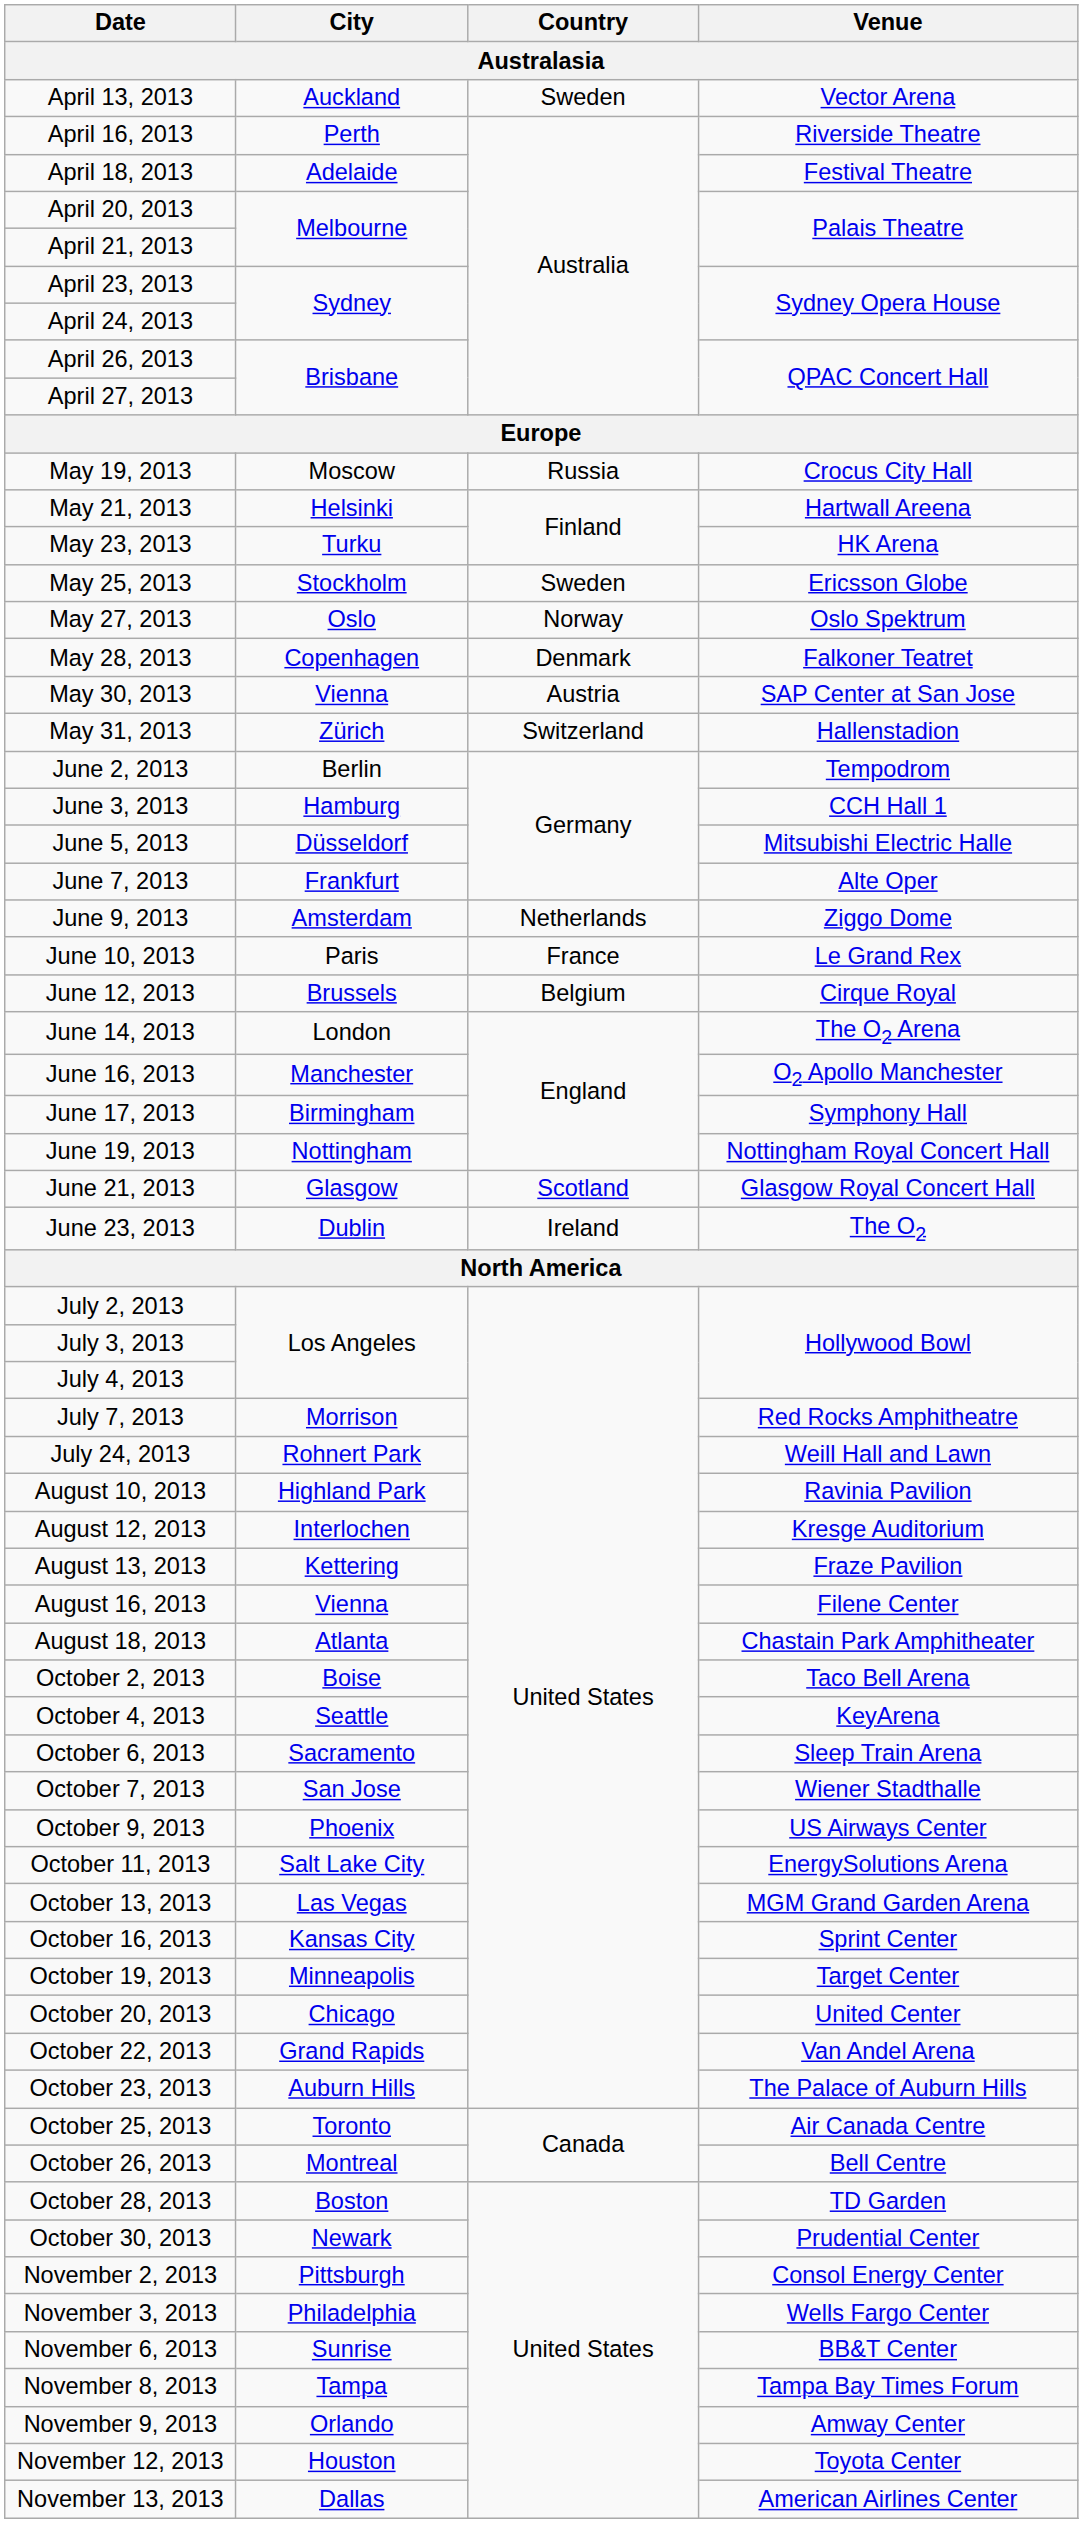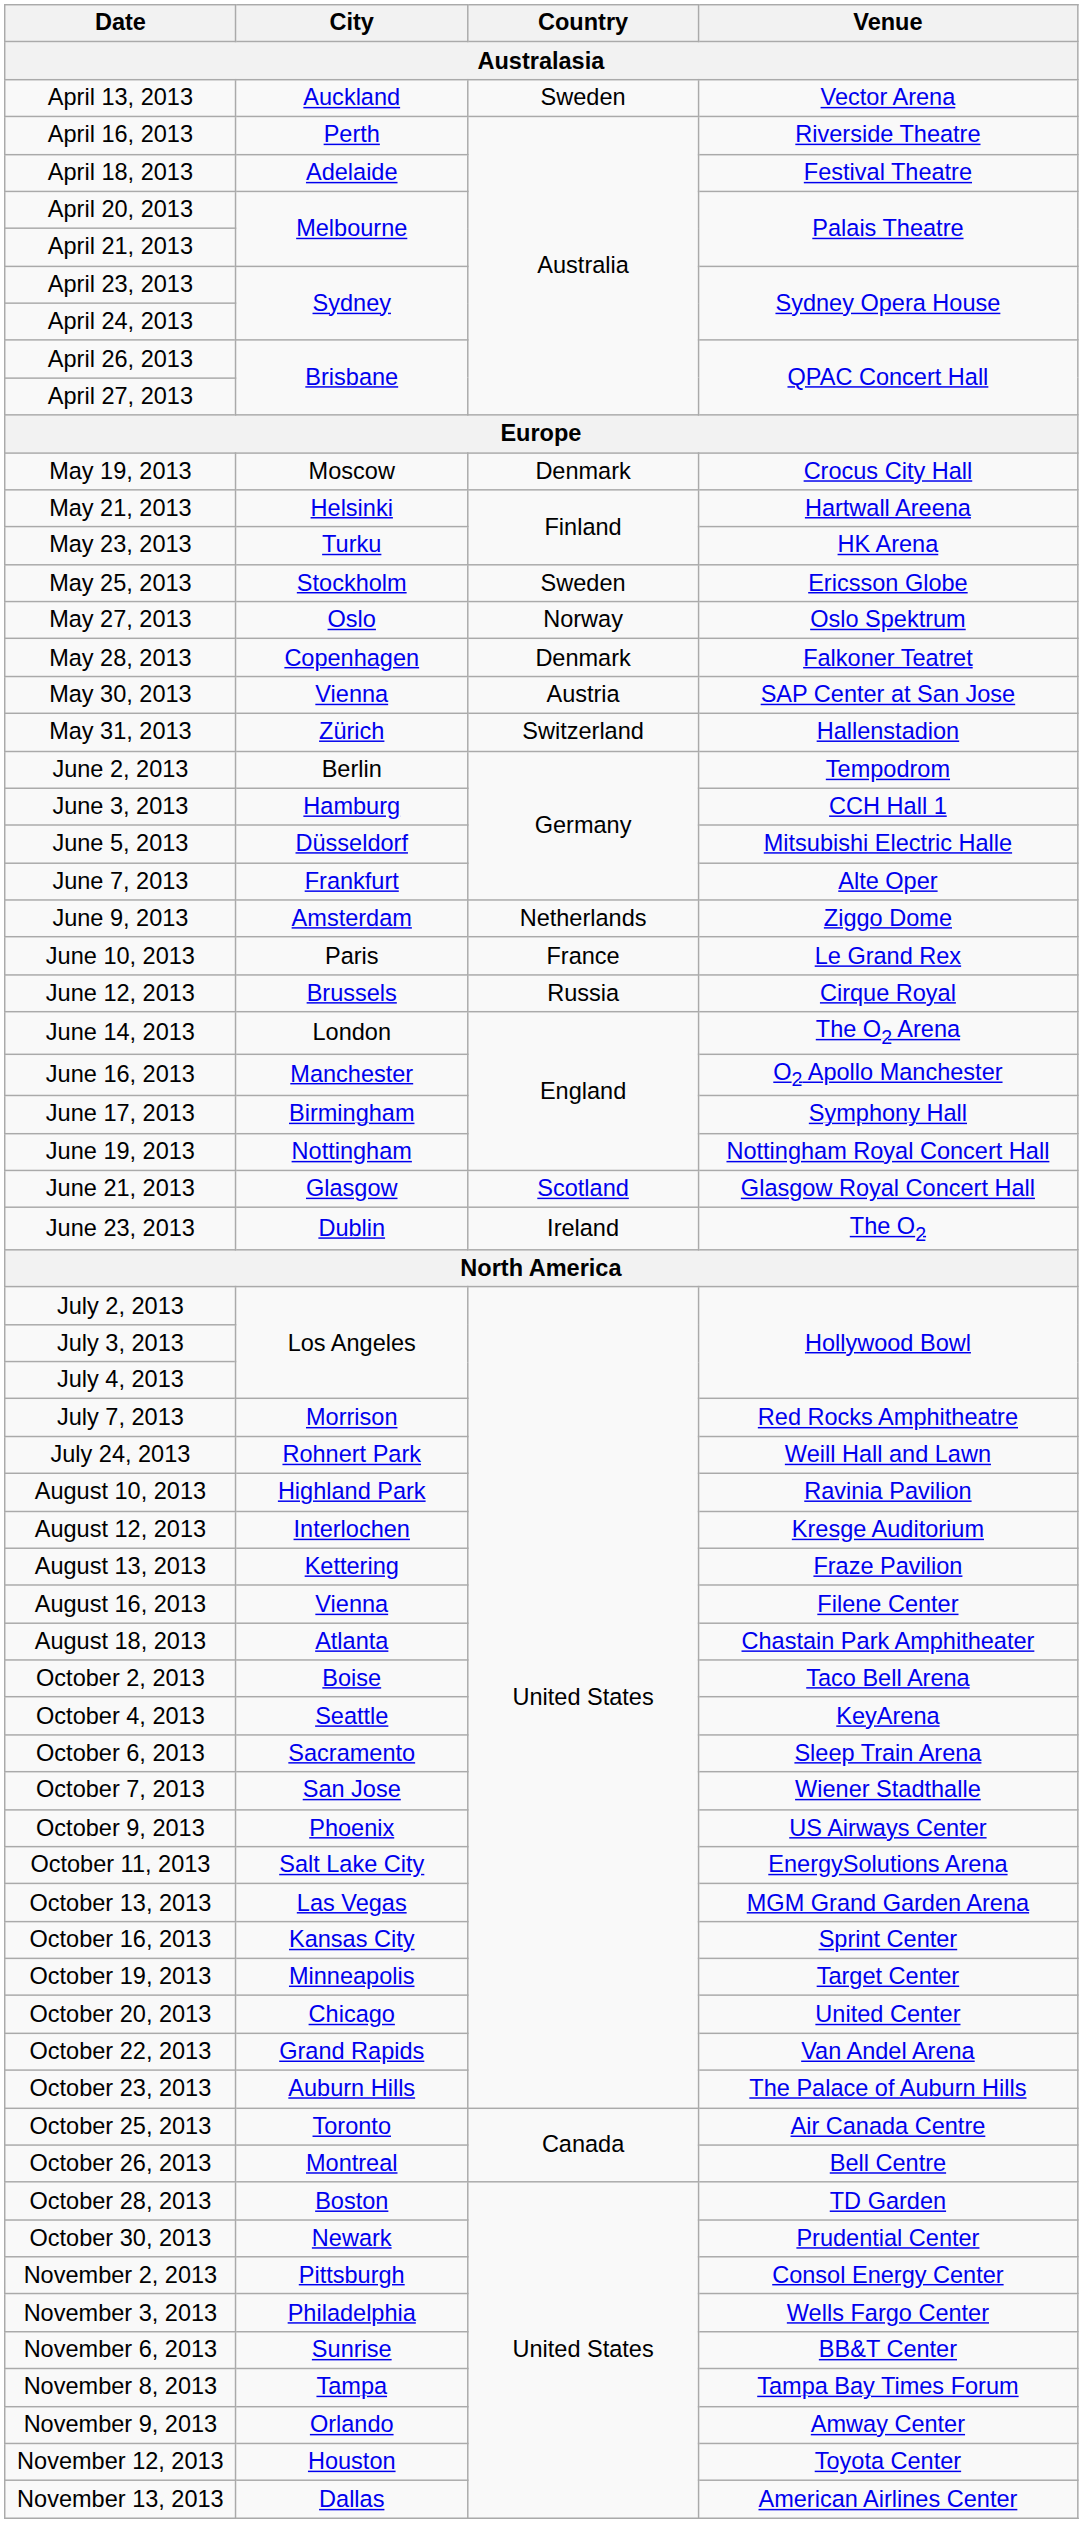(583, 470) Russia -> (583, 470) Denmark
(583, 992) Belgium -> (583, 992) Russia
